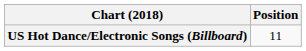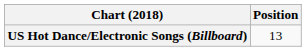(276, 35) 11 -> (276, 35) 13
